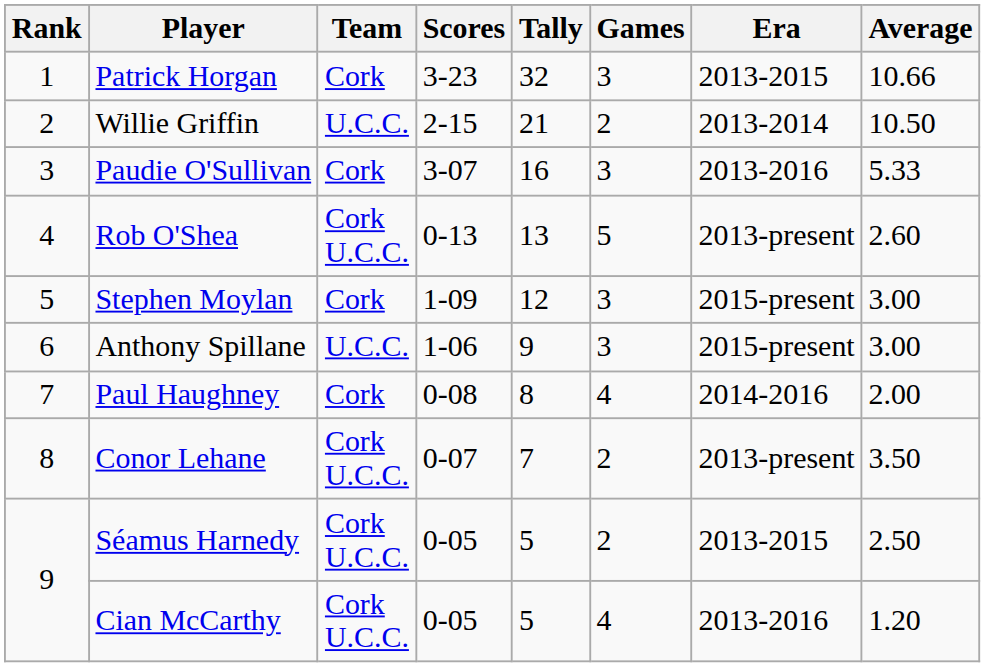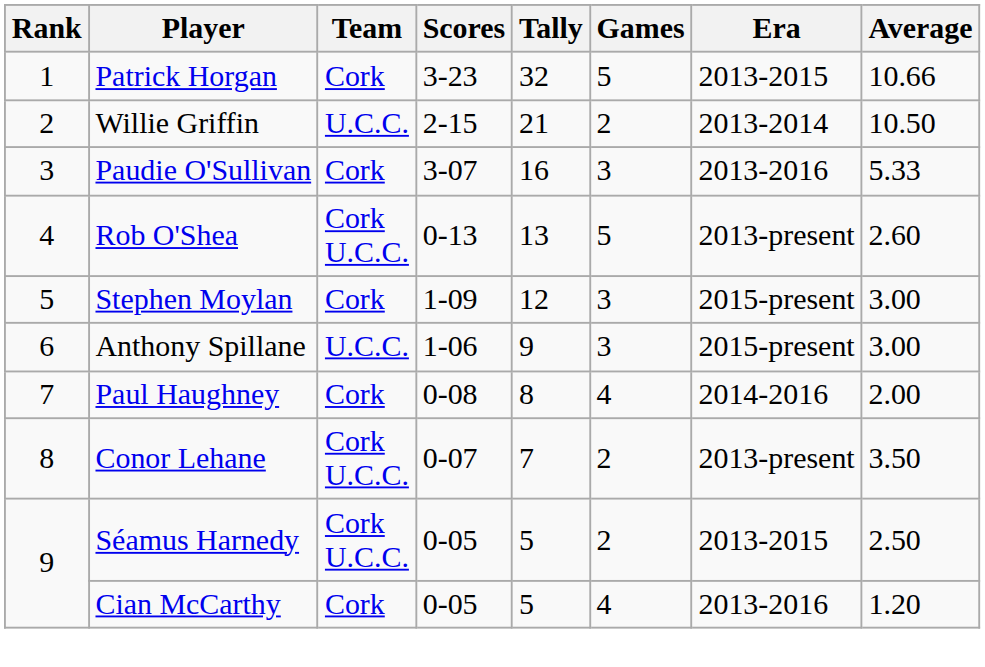(604, 75) 3 -> (604, 75) 5
(367, 620) Cork U.C.C. -> (355, 603) Cork
